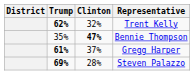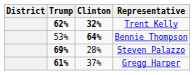(94, 24) normal -> (94, 24) bold
(61, 37) 35% -> (61, 37) 53%
(94, 37) 47% -> (94, 37) 64%
rows swapped: (151, 50) <-> (151, 63)
